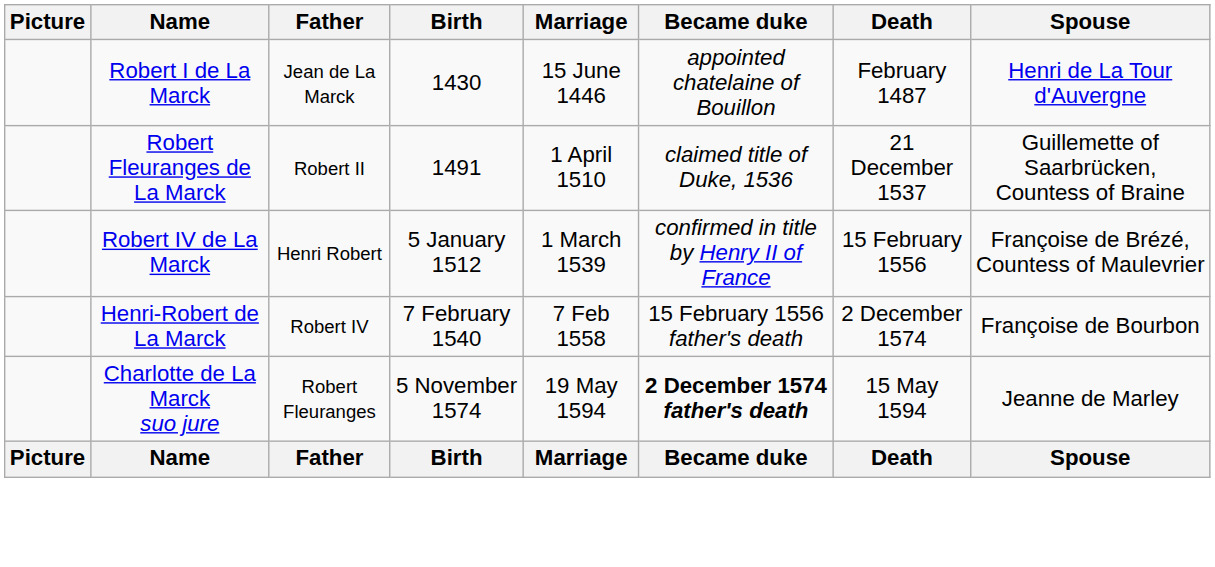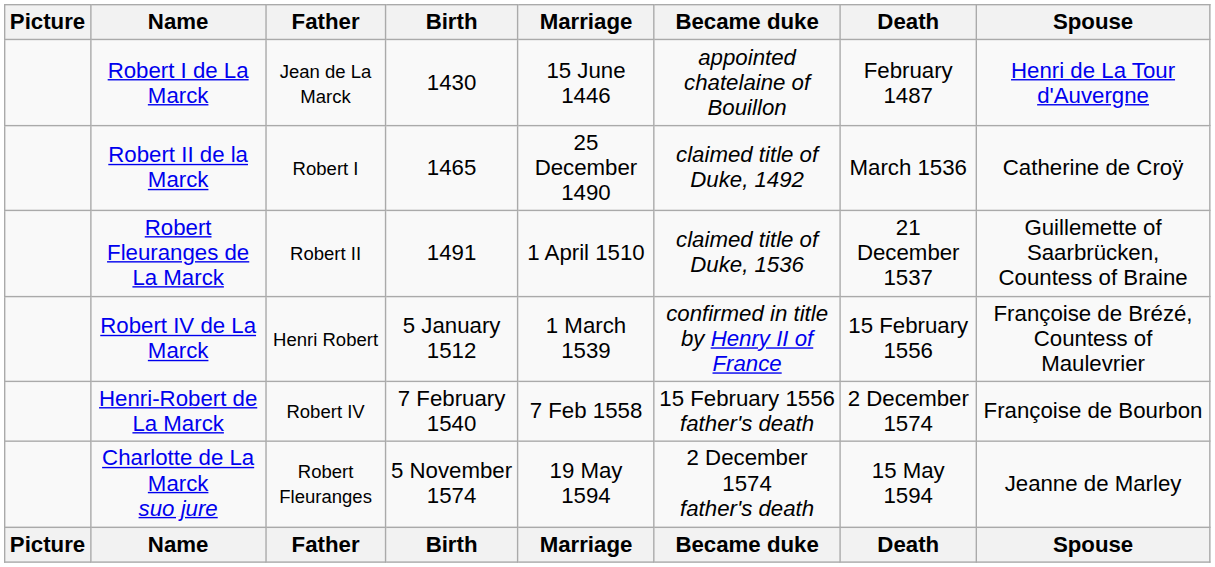+ row: (178, 167)
(736, 398) bold -> (747, 483) normal
